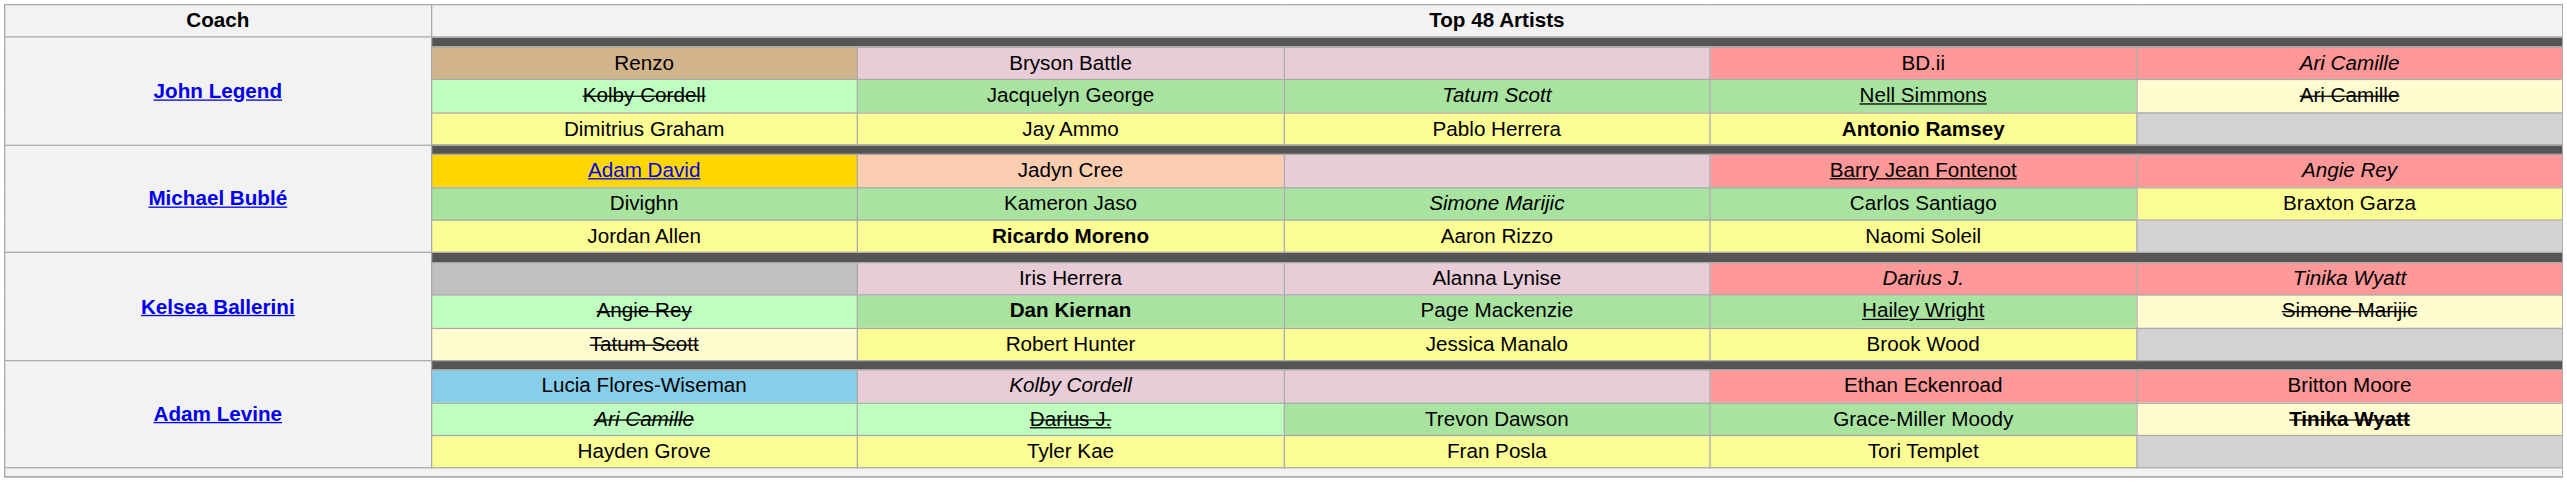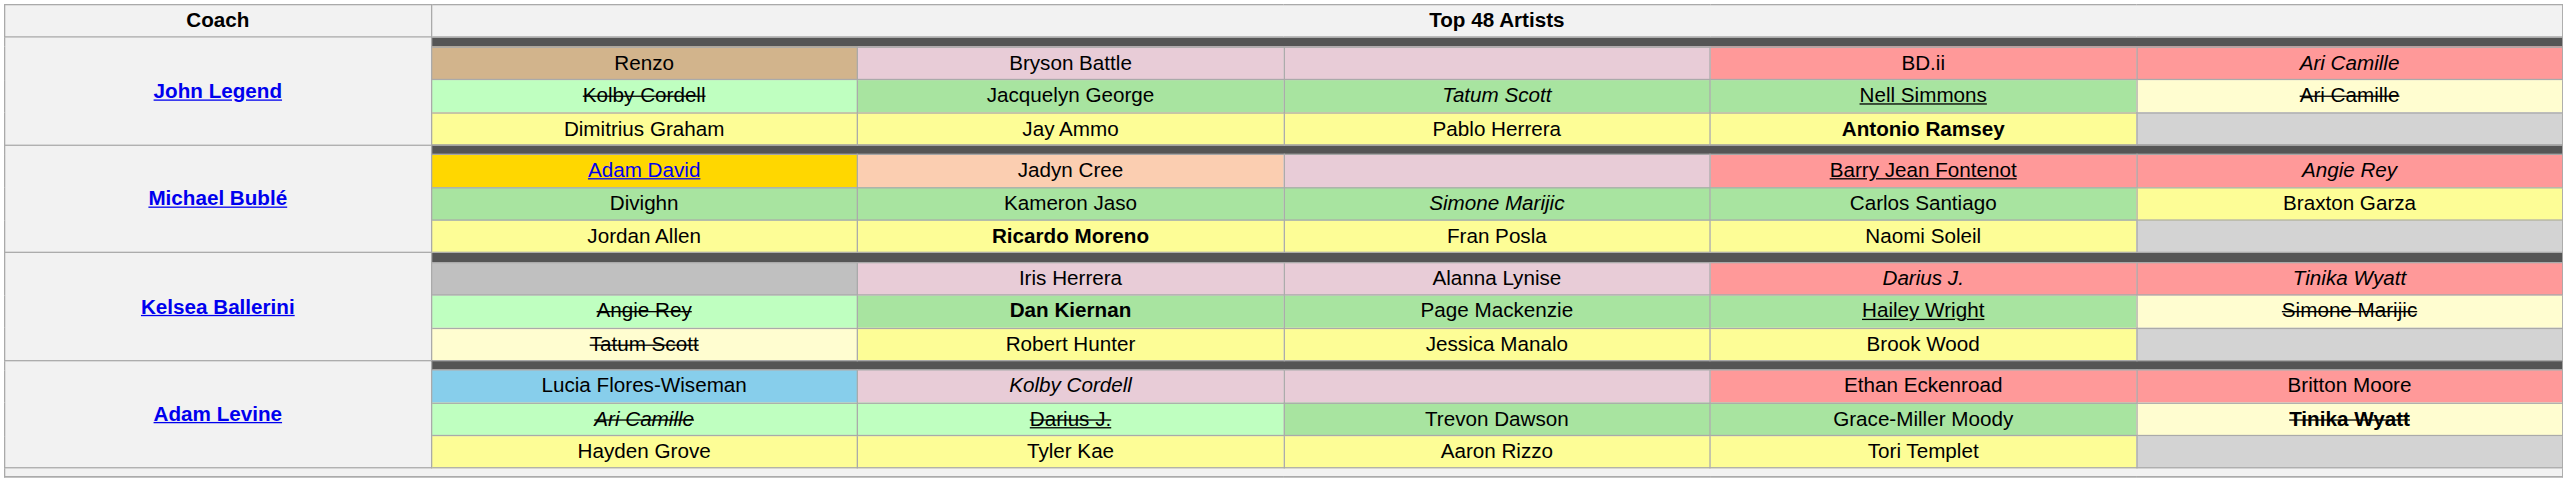(1497, 236) Aaron Rizzo -> (1497, 236) Fran Posla
(1497, 451) Fran Posla -> (1497, 451) Aaron Rizzo
